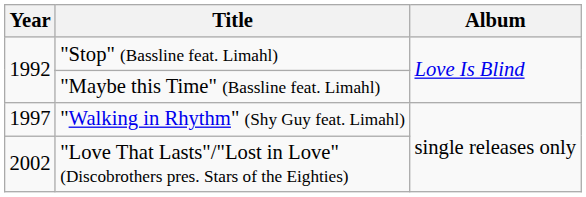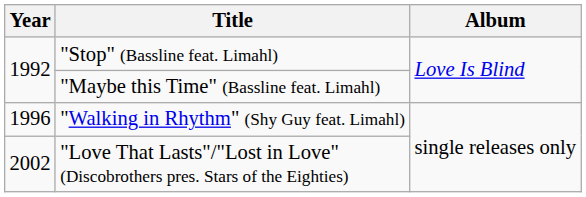(30, 119) 1997 -> (30, 119) 1996
